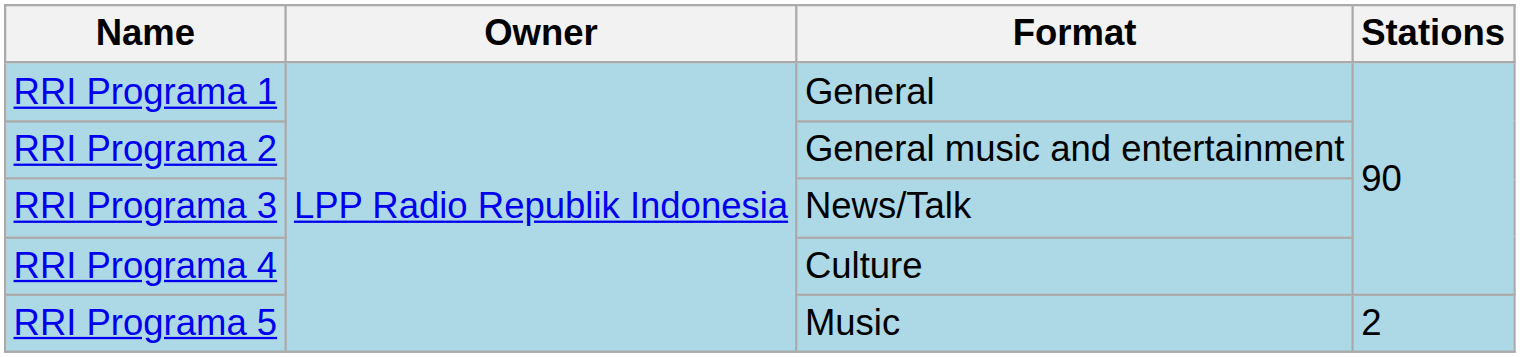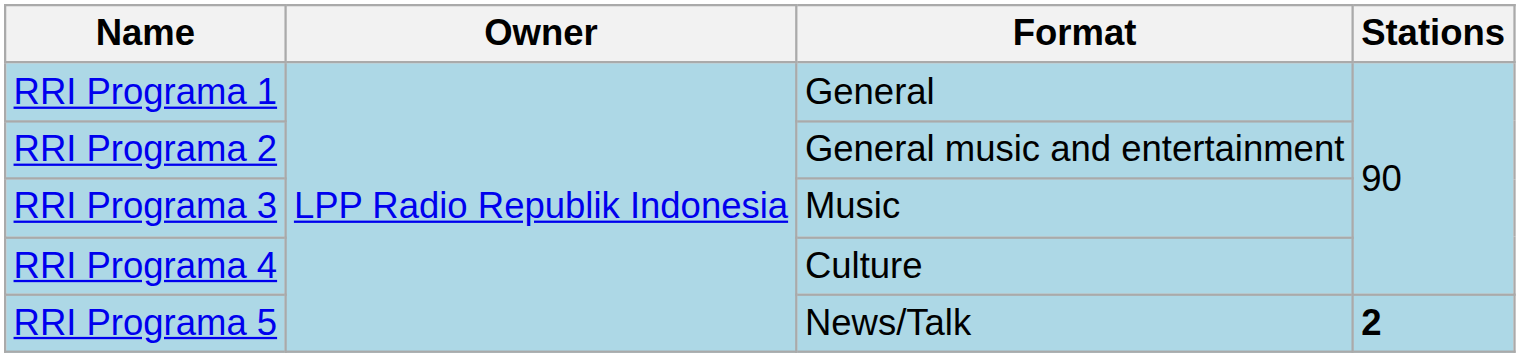(888, 206) News/Talk -> (853, 206) Music
(853, 322) Music -> (888, 322) News/Talk
(1371, 322) normal -> (1371, 322) bold
